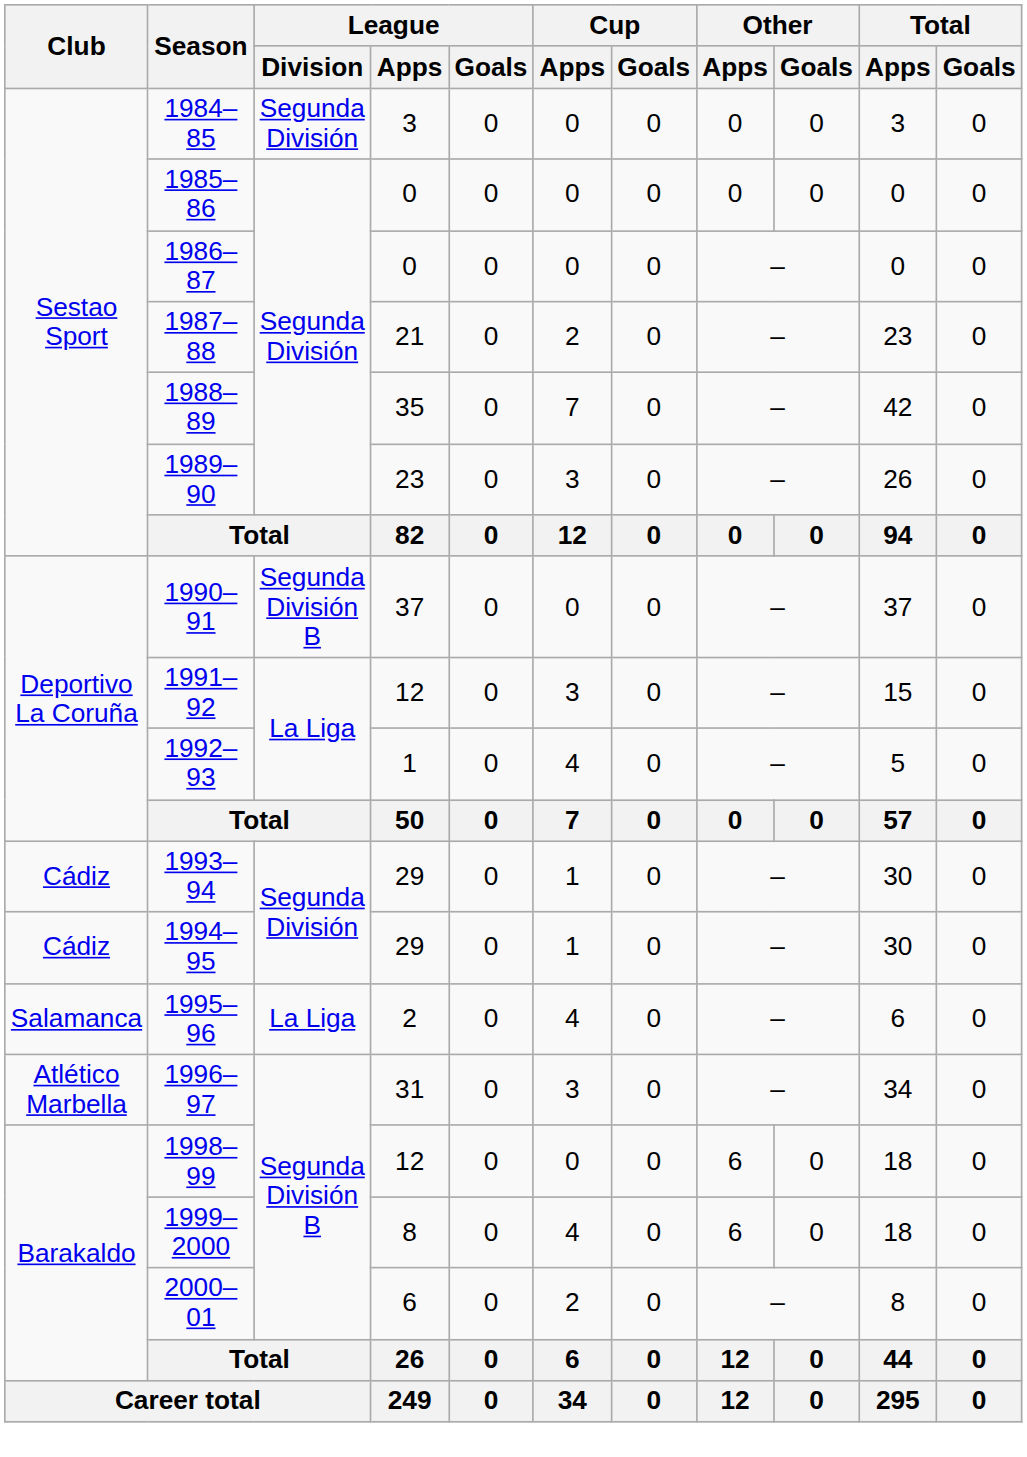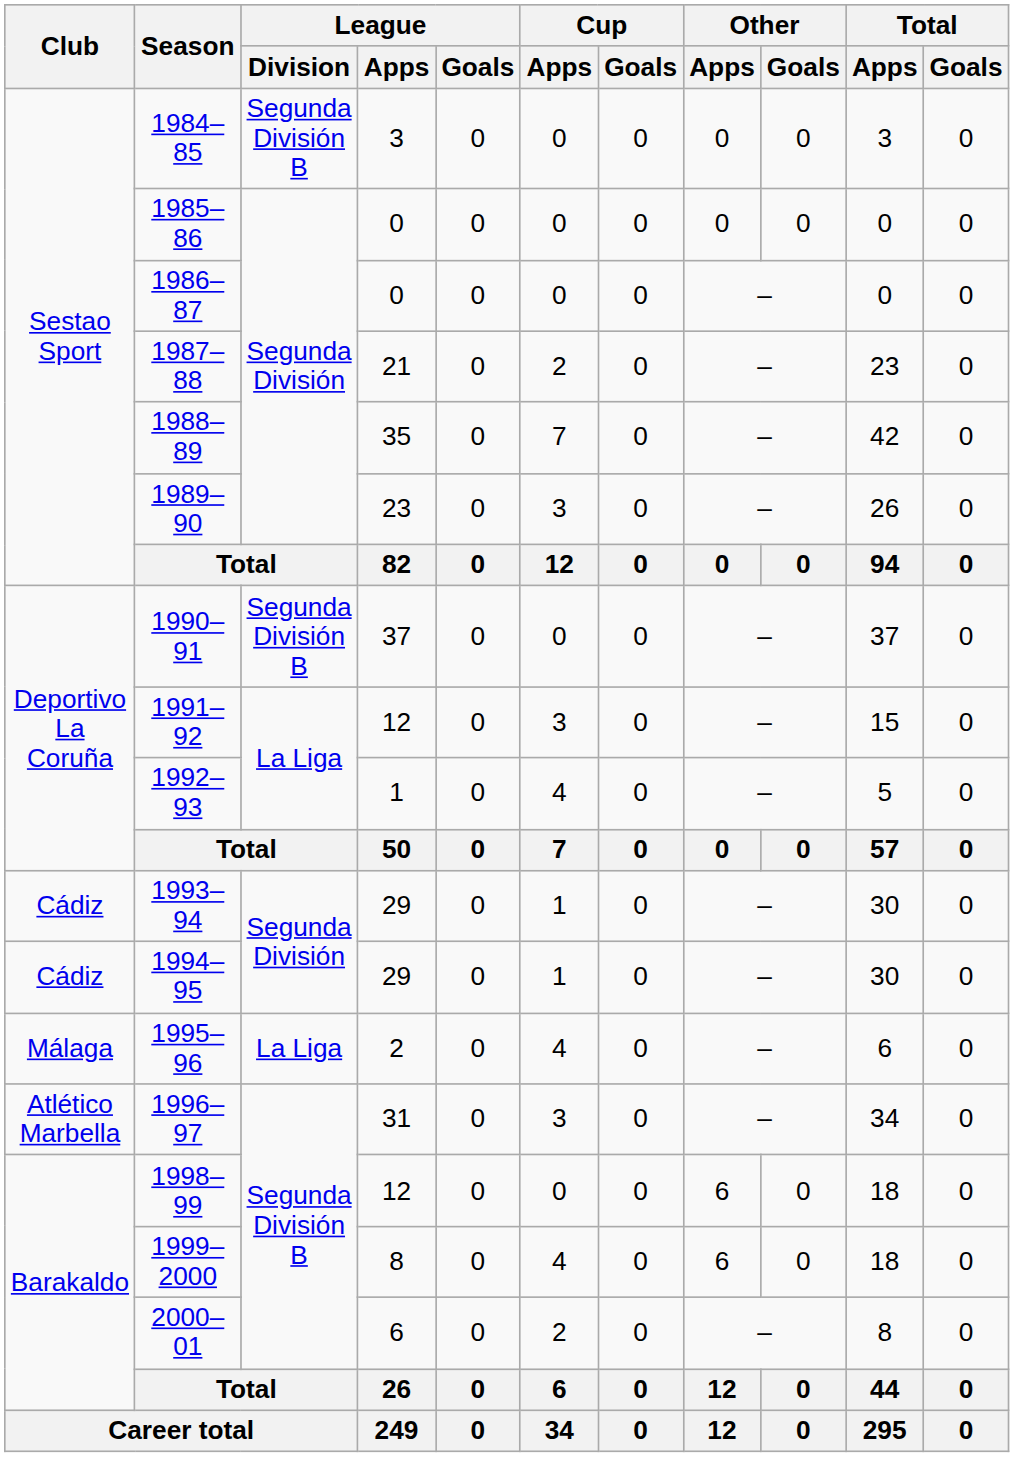(312, 123) Segunda División -> (299, 138) Segunda División B
(77, 1018) Salamanca -> (70, 1048) Málaga
